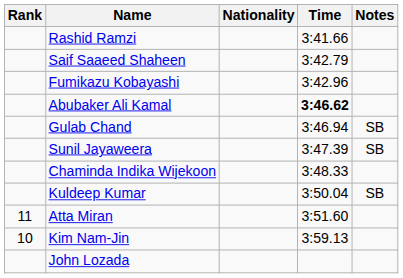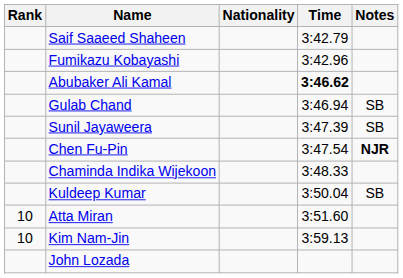- row: (92, 37)
+ row: (88, 149)
(25, 216) 11 -> (25, 216) 10
